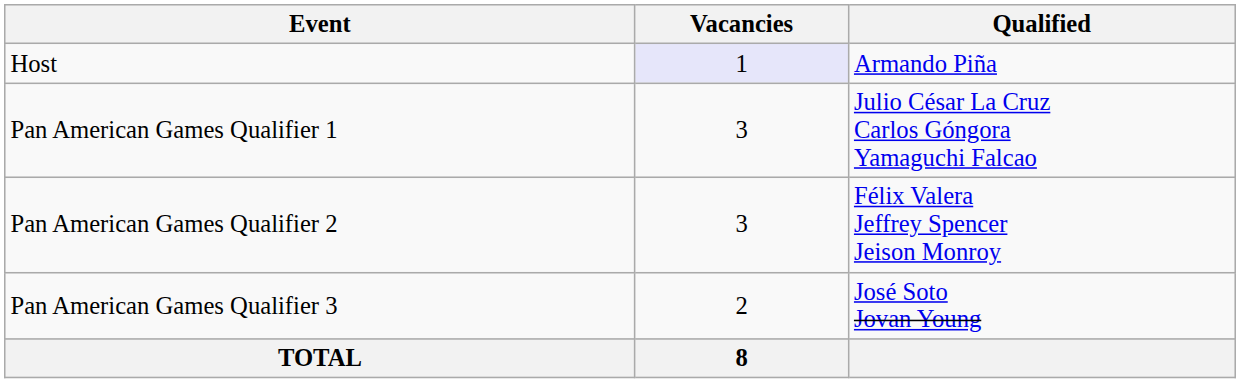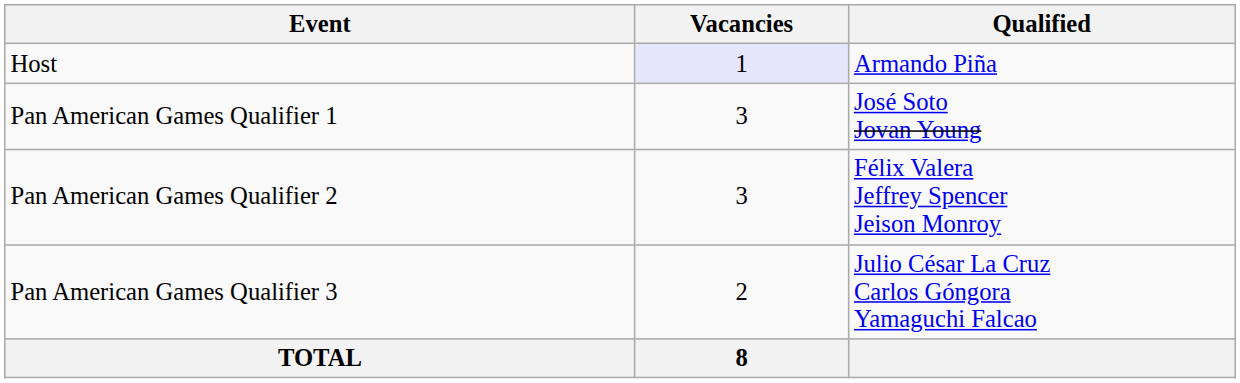(952, 129) Julio César La Cruz Carlos Góngora Yamaguchi Falcao -> (918, 116) José Soto Jovan Young
(918, 305) José Soto Jovan Young -> (952, 291) Julio César La Cruz Carlos Góngora Yamaguchi Falcao
